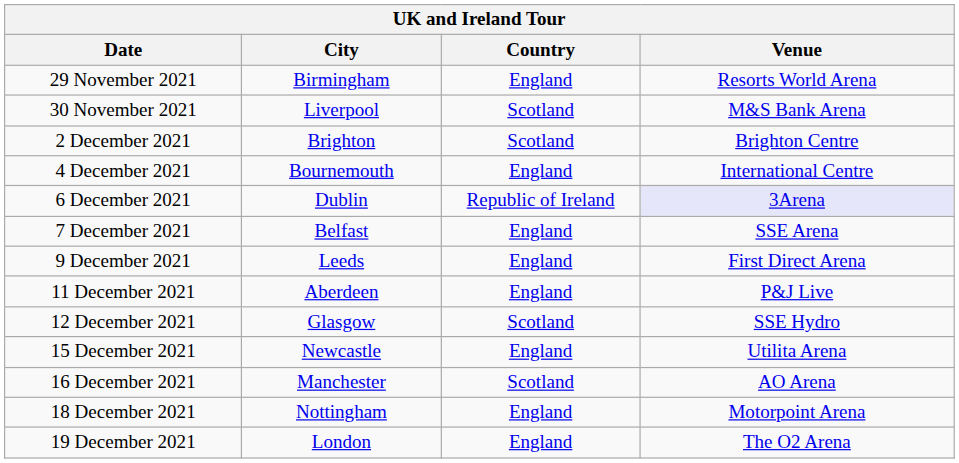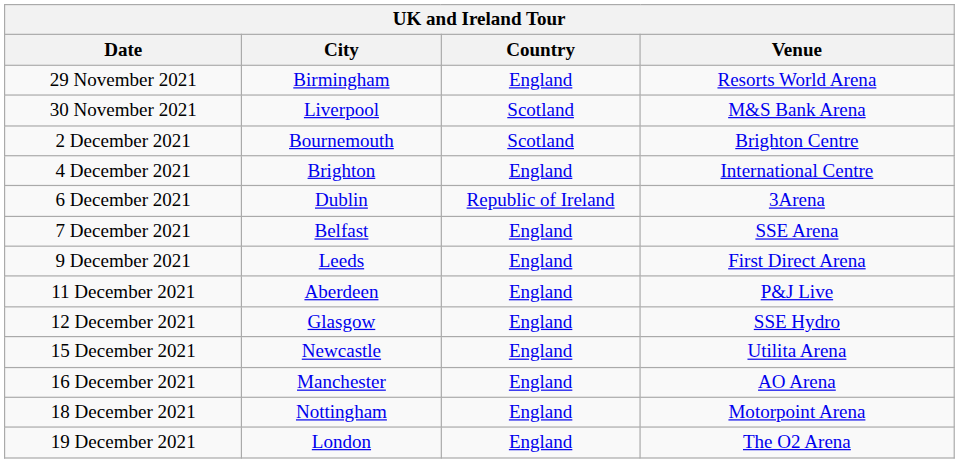(341, 140) Brighton -> (341, 140) Bournemouth
(341, 170) Bournemouth -> (341, 170) Brighton
(797, 200) lavender background -> (797, 200) no background
(541, 321) Scotland -> (541, 321) England
(541, 381) Scotland -> (541, 381) England
